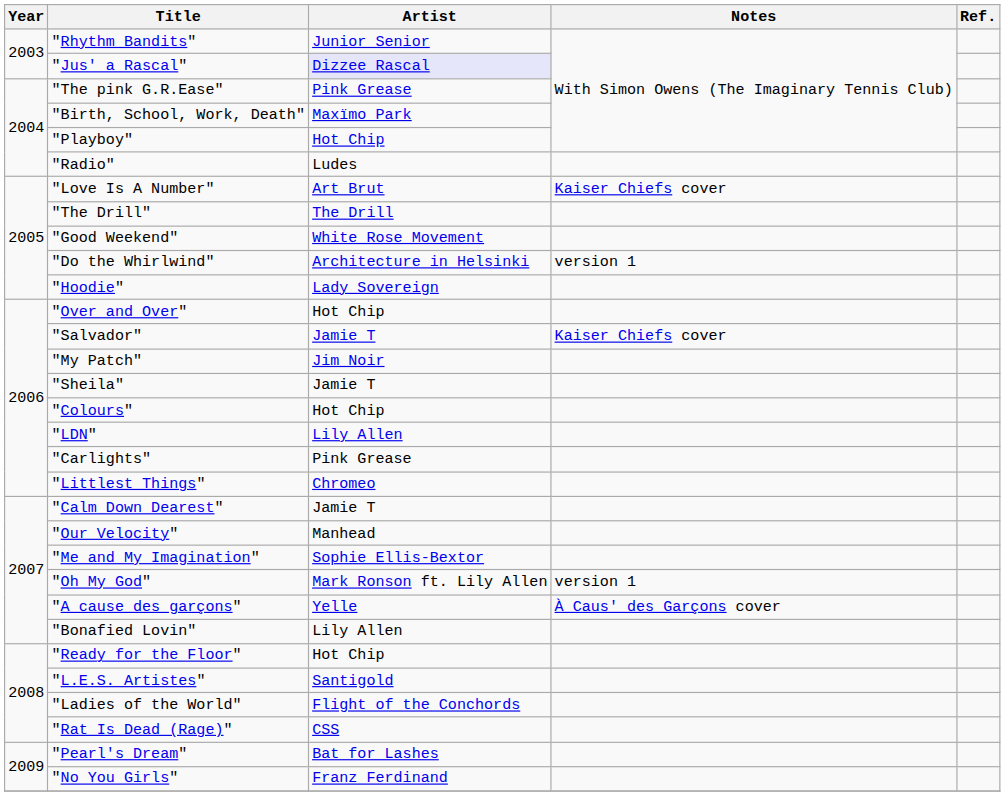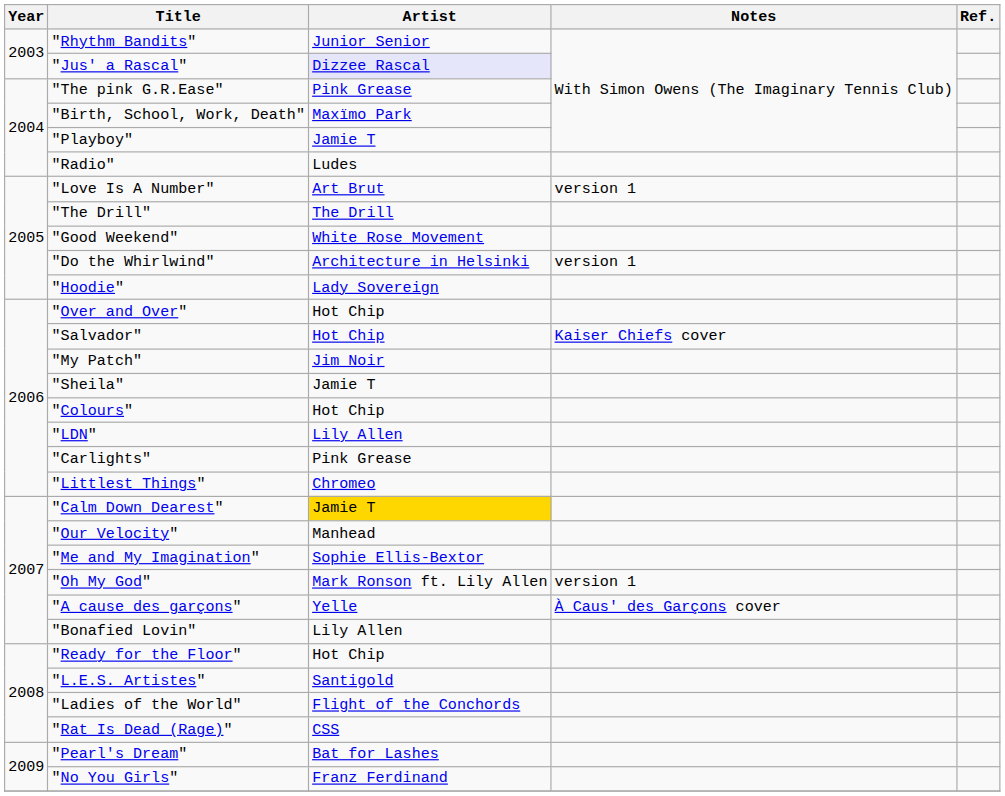(348, 140) Hot Chip -> (344, 140) Jamie T
(641, 189) Kaiser Chiefs cover -> (595, 189) version 1
(344, 336) Jamie T -> (348, 336) Hot Chip
(344, 508) no background -> (344, 508) gold background
